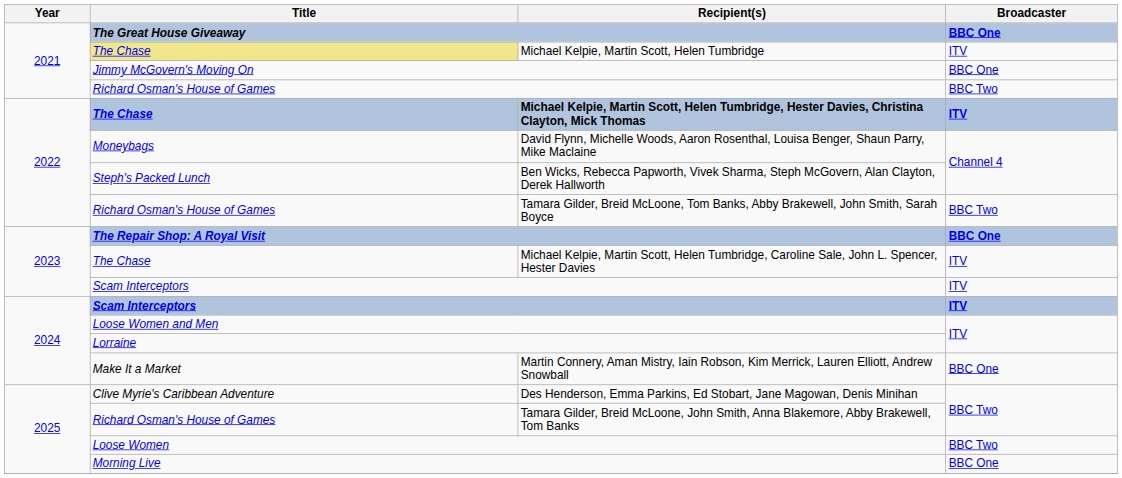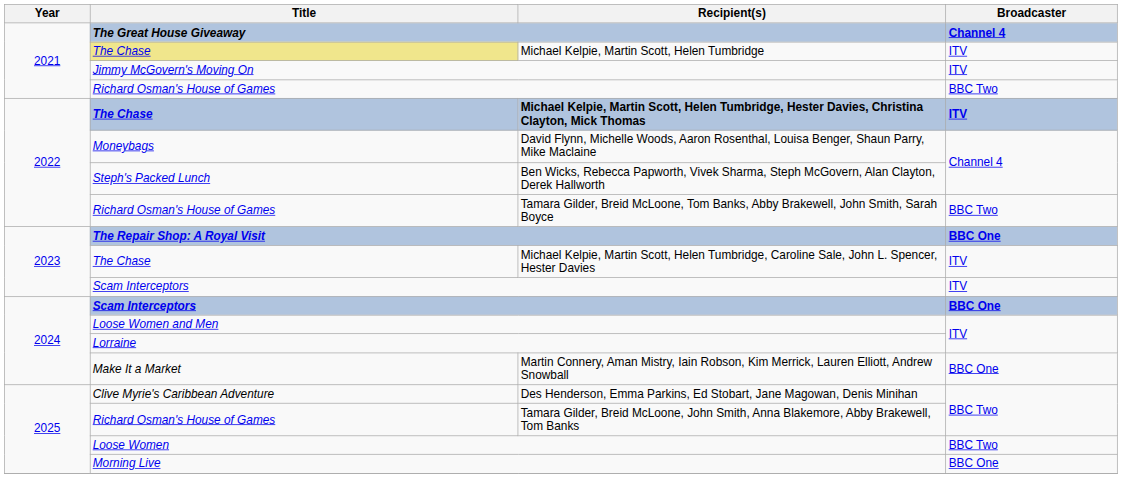(975, 32) BBC One -> (977, 32) Channel 4
(974, 70) BBC One -> (958, 70) ITV
(958, 305) ITV -> (975, 305) BBC One
